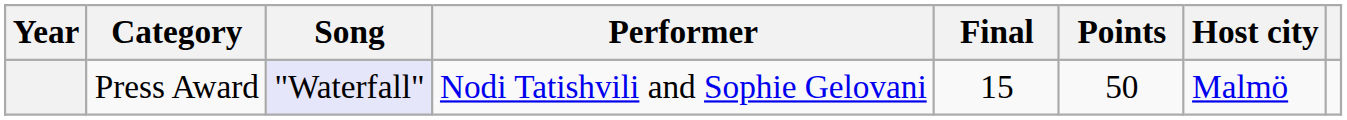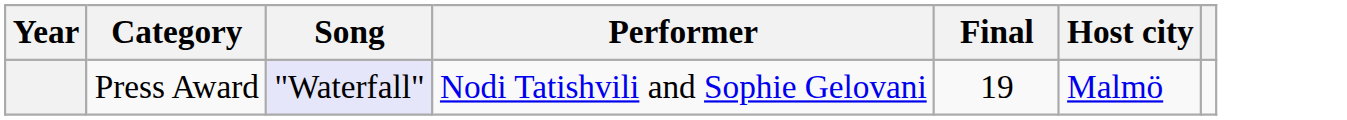- column: (1122, 32)
(997, 87) 15 -> (997, 87) 19
